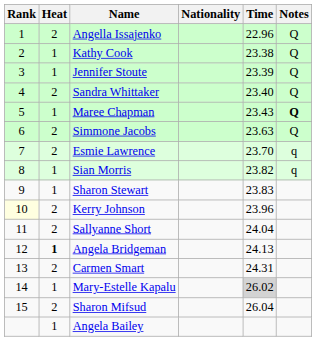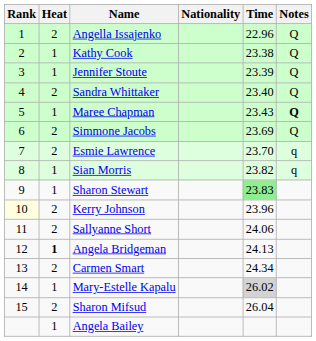(260, 131) 23.63 -> (260, 131) 23.69
(260, 190) no background -> (260, 190) lightgreen background
(260, 229) 24.04 -> (260, 229) 24.06
(260, 268) 24.31 -> (260, 268) 24.34
